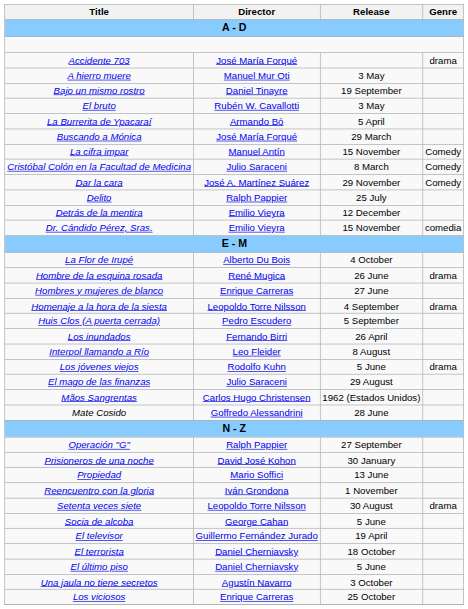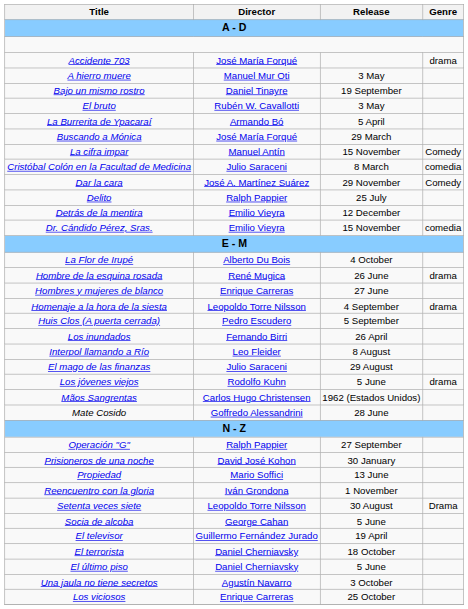(443, 167) Comedy -> (443, 167) comedia
rows swapped: (99, 367) <-> (99, 382)
(443, 506) drama -> (443, 506) Drama
